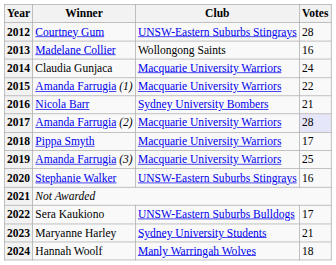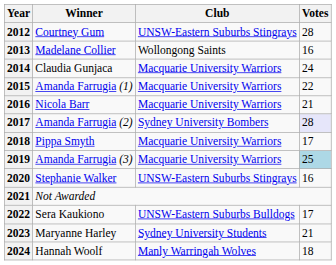(203, 104) Sydney University Bombers -> (210, 104) Macquarie University Warriors
(210, 123) Macquarie University Warriors -> (203, 123) Sydney University Bombers
(308, 159) no background -> (308, 159) lightblue background
